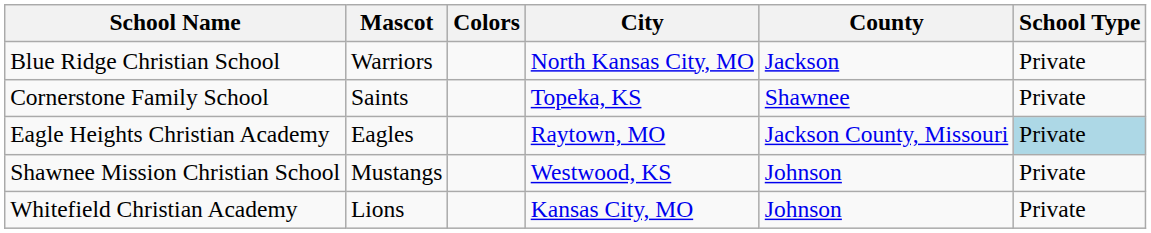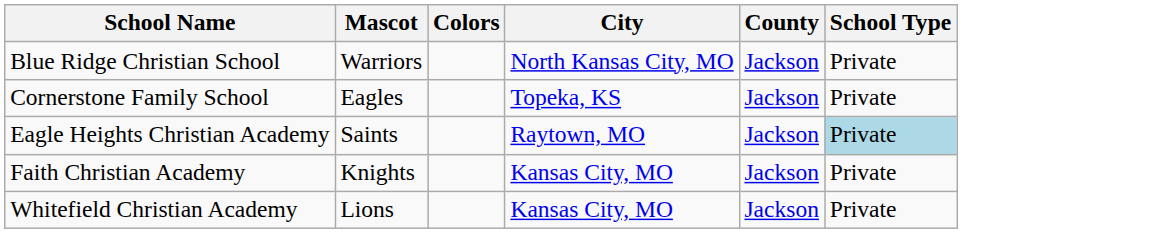(380, 97) Saints -> (372, 97) Eagles
(807, 97) Shawnee -> (782, 97) Jackson
(382, 135) Eagles -> (369, 135) Saints
(887, 135) Jackson County, Missouri -> (782, 135) Jackson
+ row: (128, 172)
- row: (175, 172)
(803, 209) Johnson -> (782, 209) Jackson
